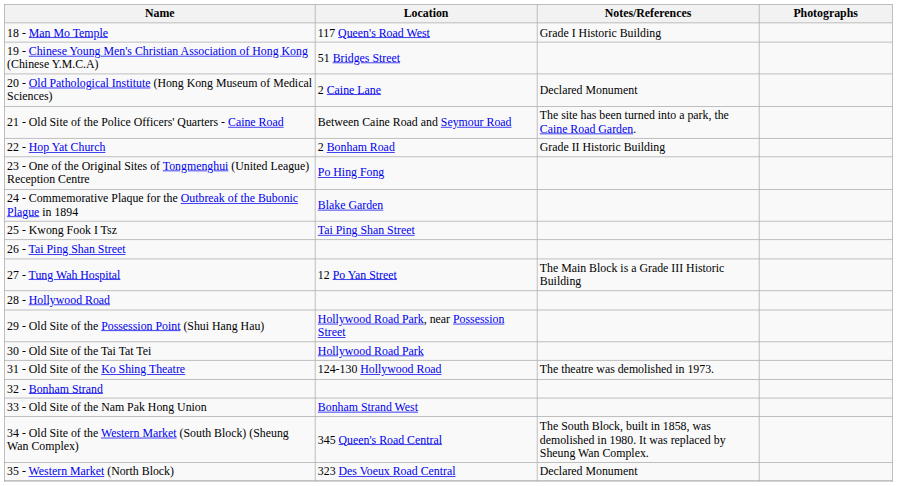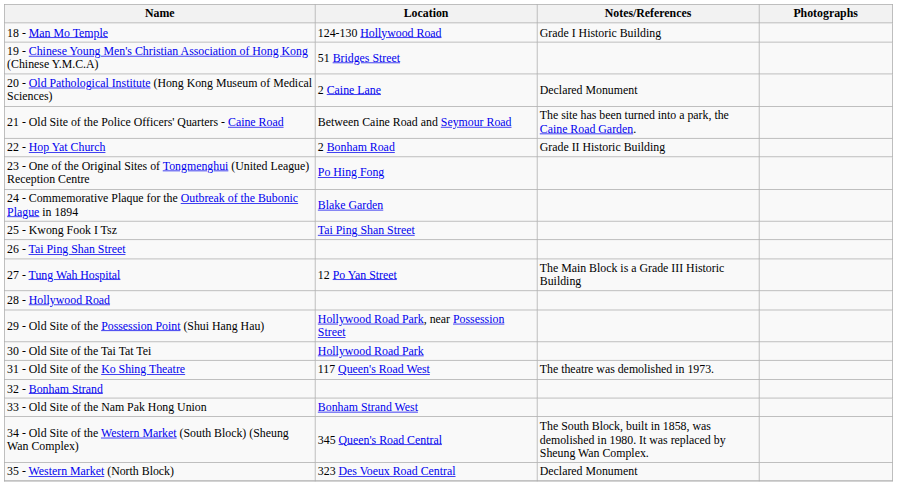(374, 32) 117 Queen's Road West -> (380, 32) 124-130 Hollywood Road
(380, 370) 124-130 Hollywood Road -> (374, 370) 117 Queen's Road West
